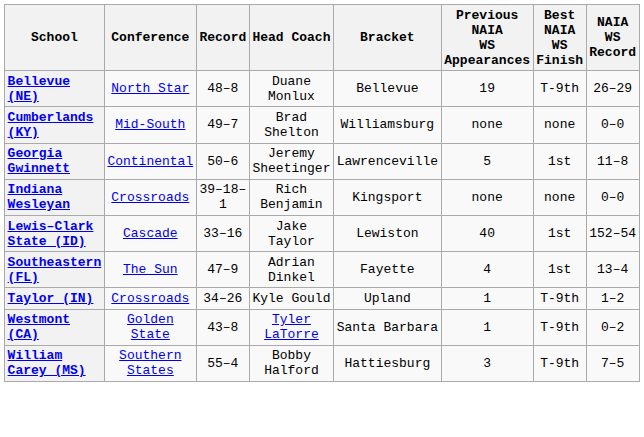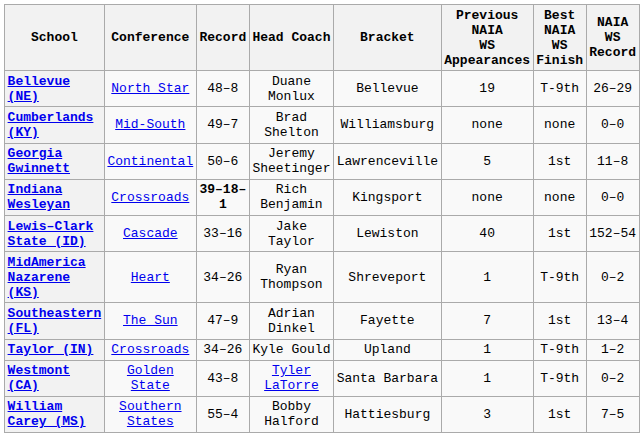(223, 197) normal -> (223, 197) bold
+ row: (47, 277)
(487, 270) 4 -> (487, 321) 7
(560, 363) T-9th -> (560, 414) 1st
